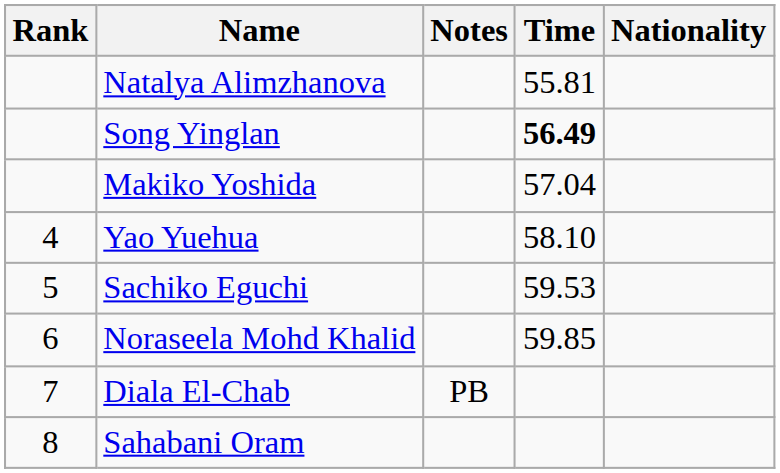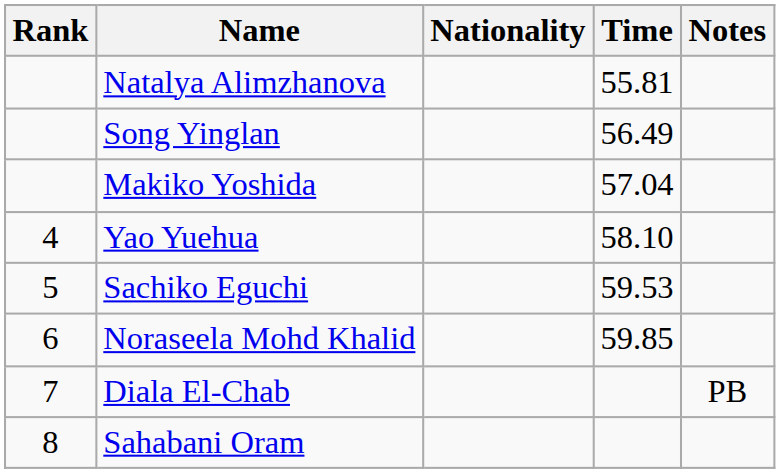columns swapped: (689, 30) <-> (469, 30)
(559, 133) bold -> (637, 133) normal
